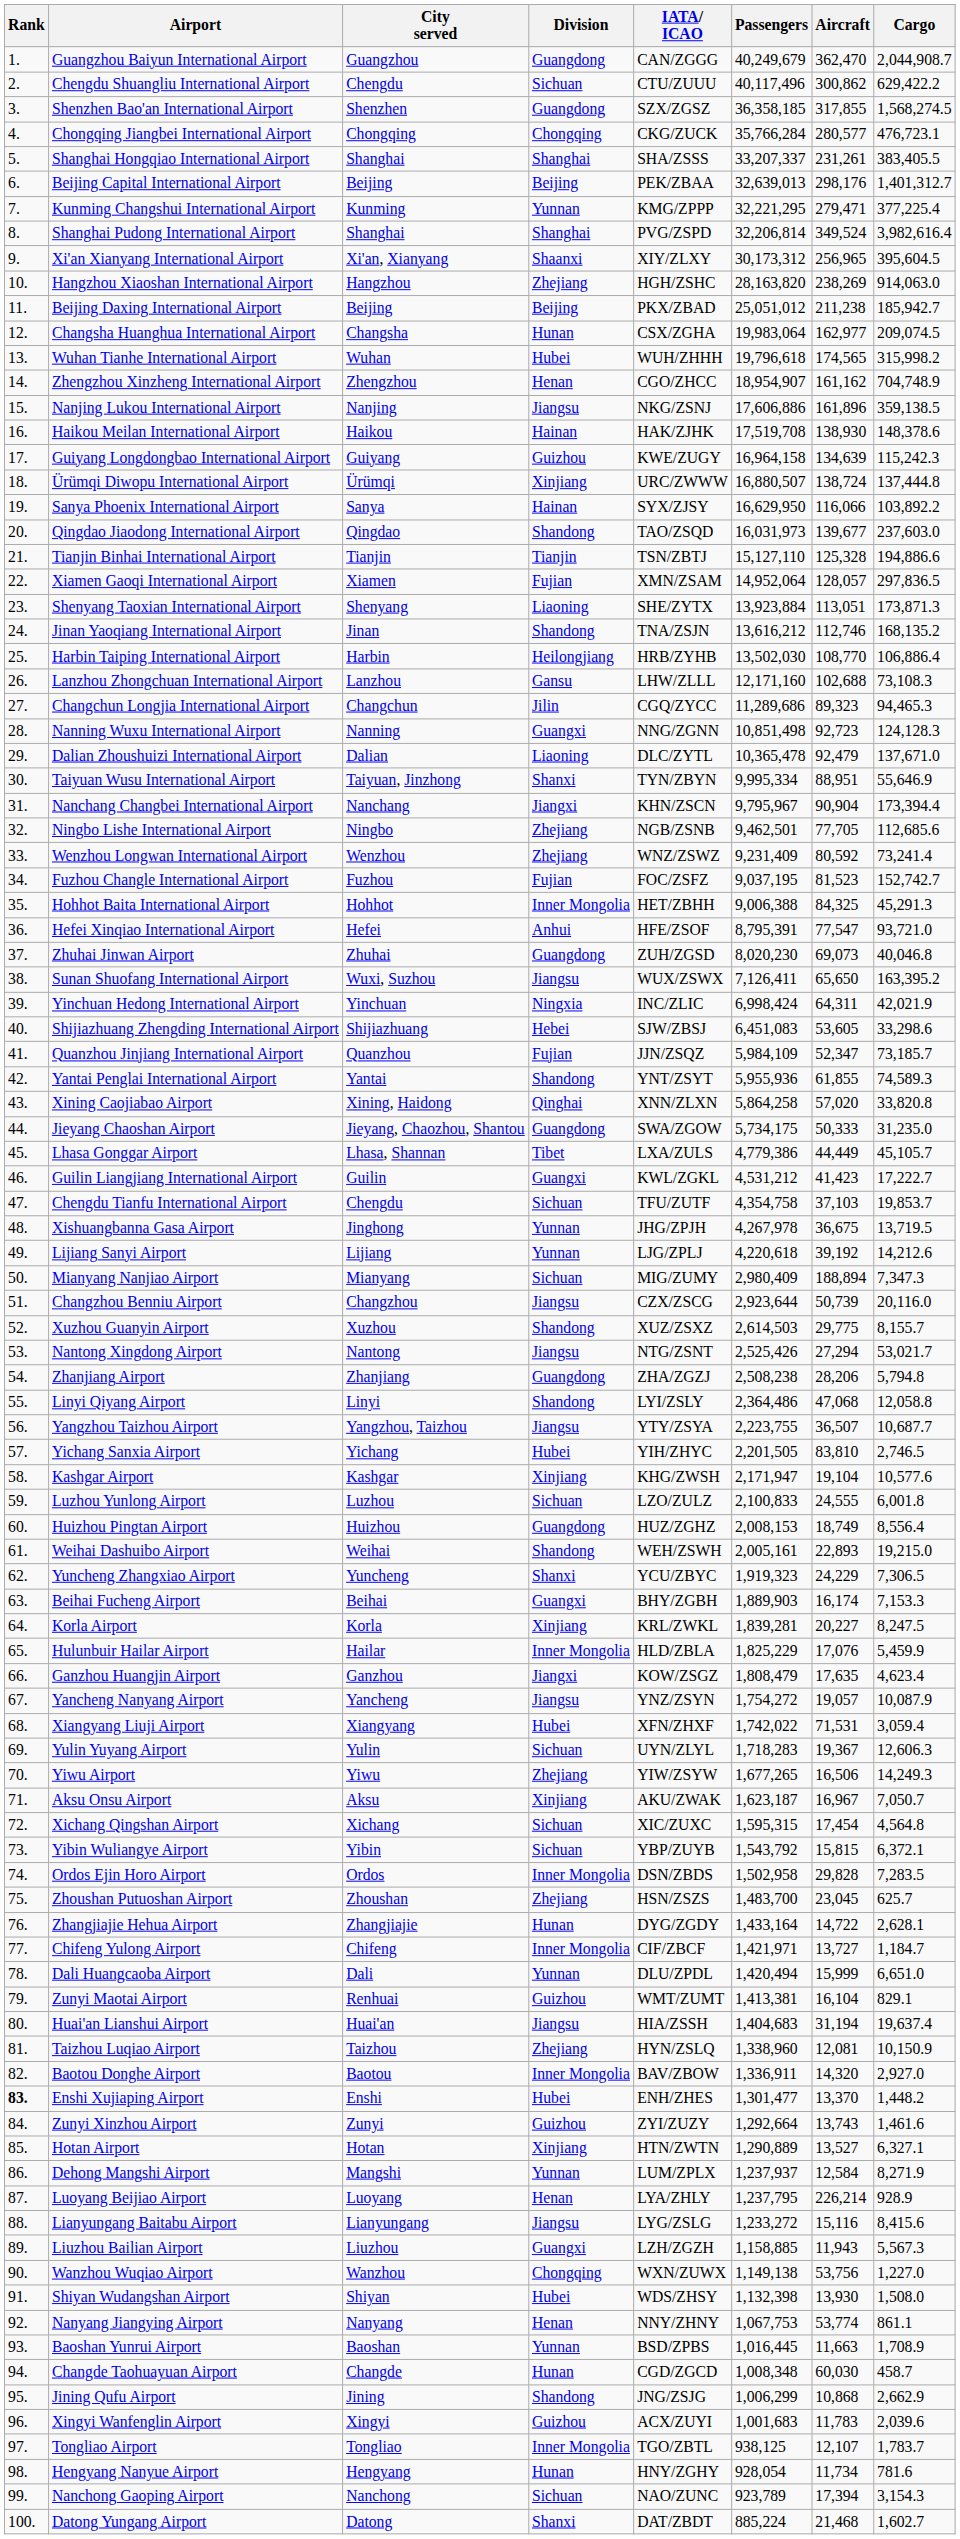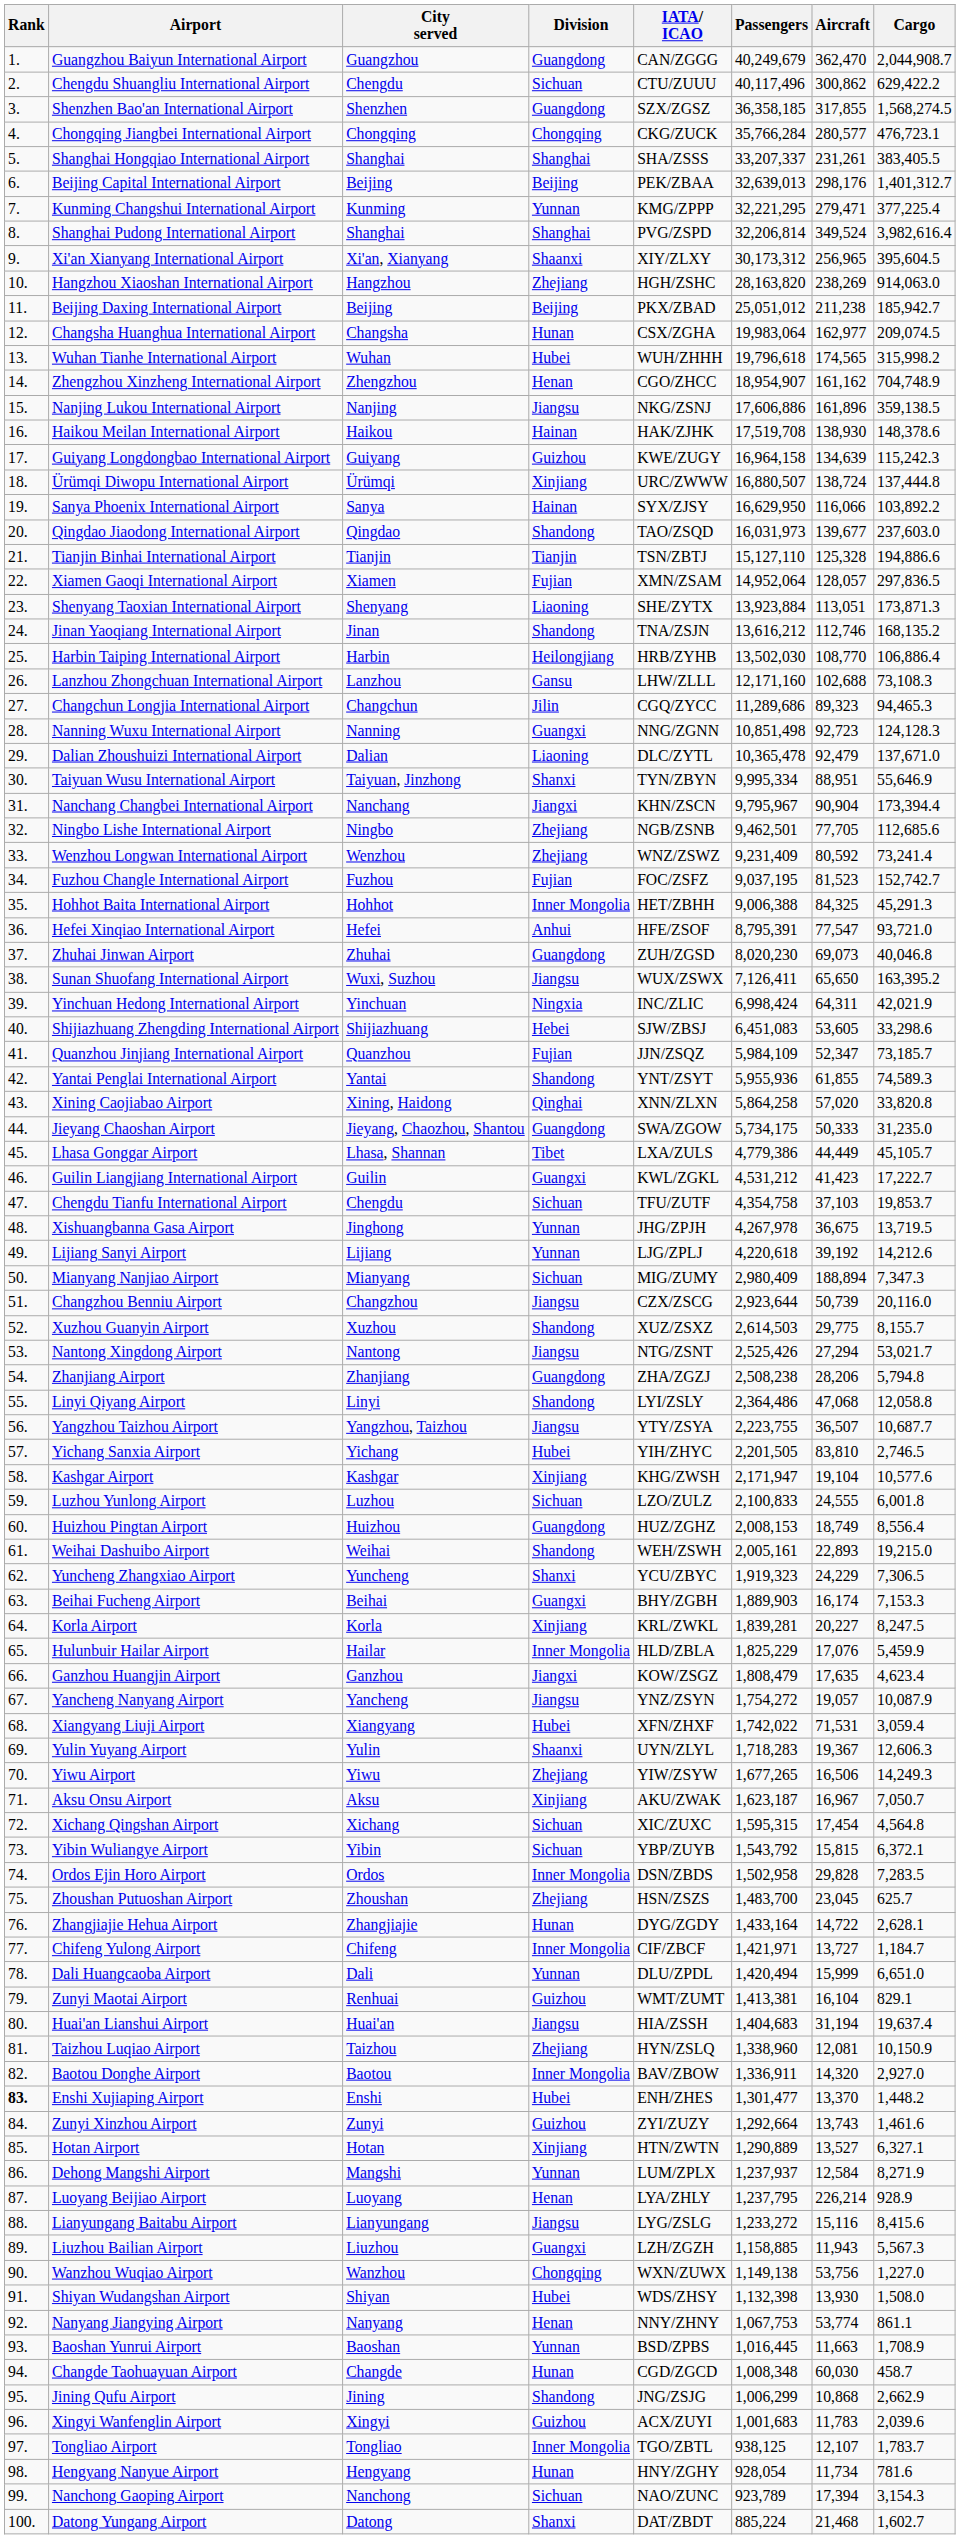(557, 1750) Sichuan -> (557, 1750) Shaanxi
